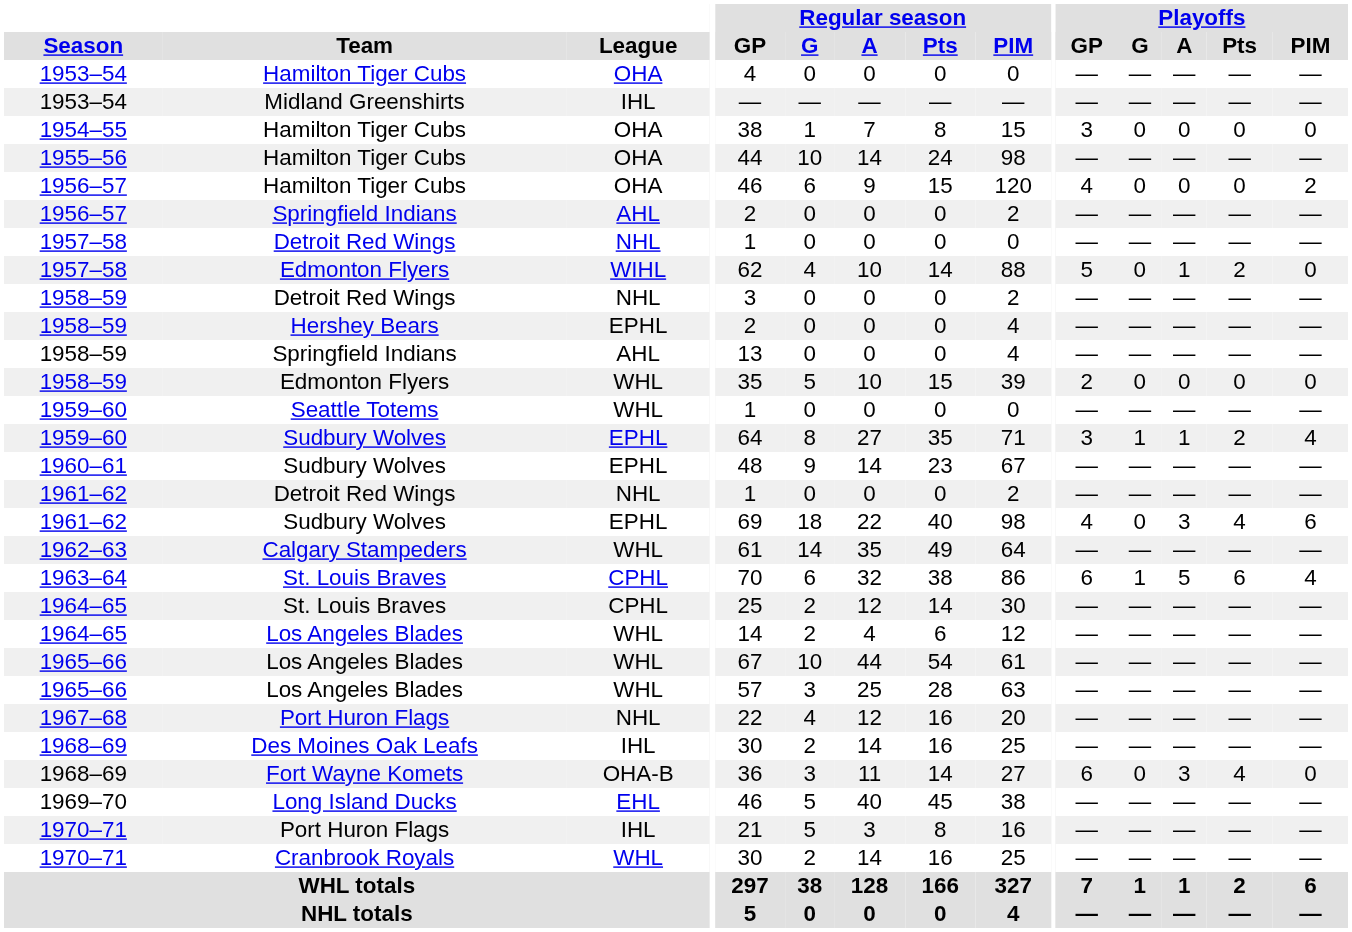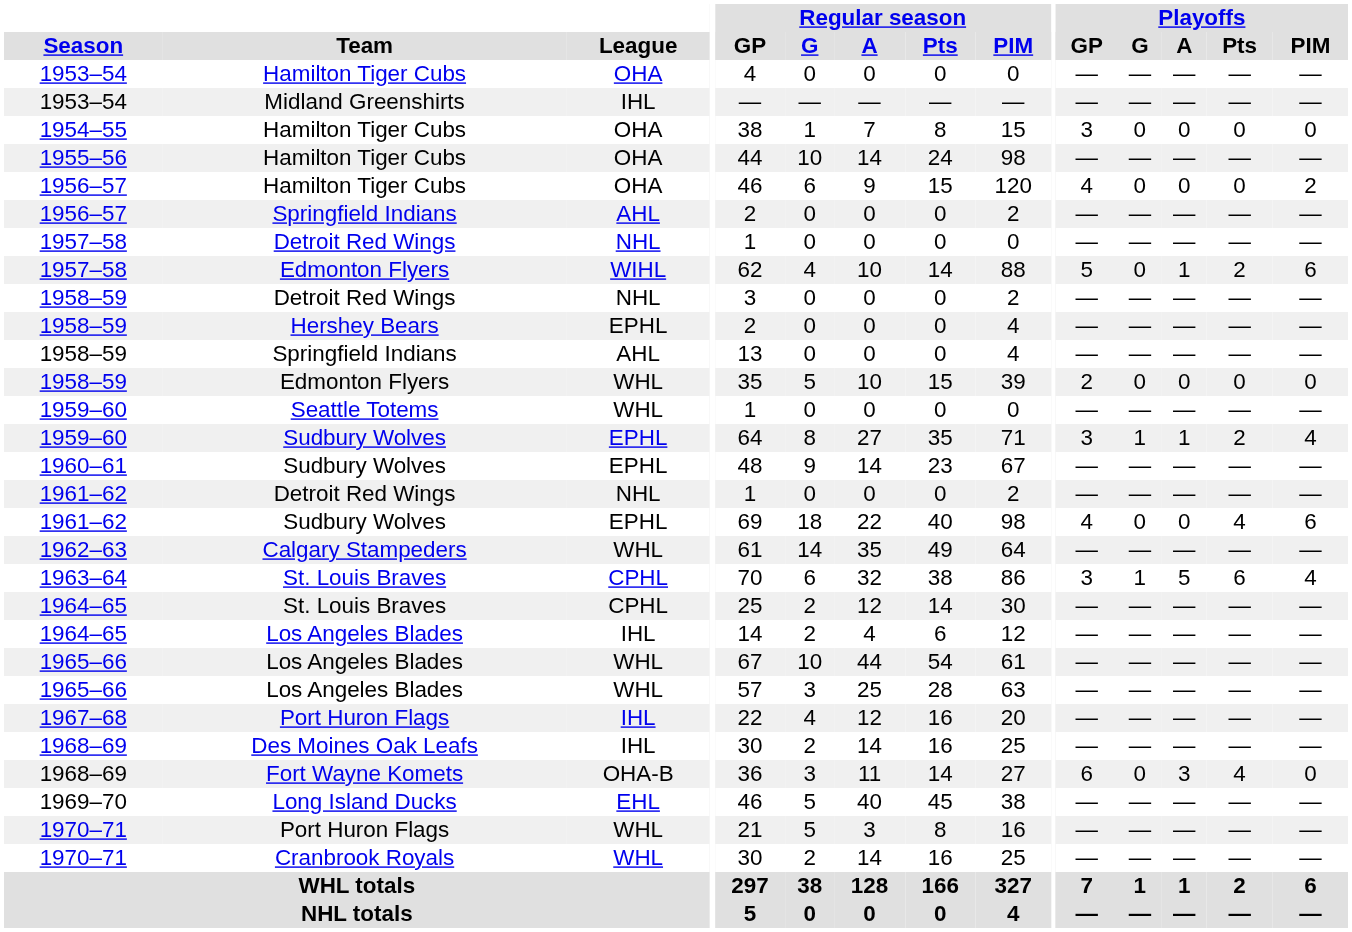(1310, 269) 0 -> (1310, 269) 6
(1184, 521) 3 -> (1184, 521) 0
(1087, 577) 6 -> (1087, 577) 3
(638, 633) WHL -> (638, 633) IHL
(638, 717) NHL -> (638, 717) IHL
(638, 829) IHL -> (638, 829) WHL
